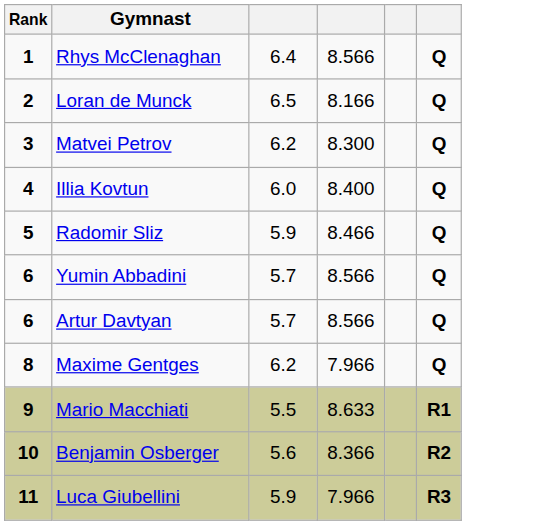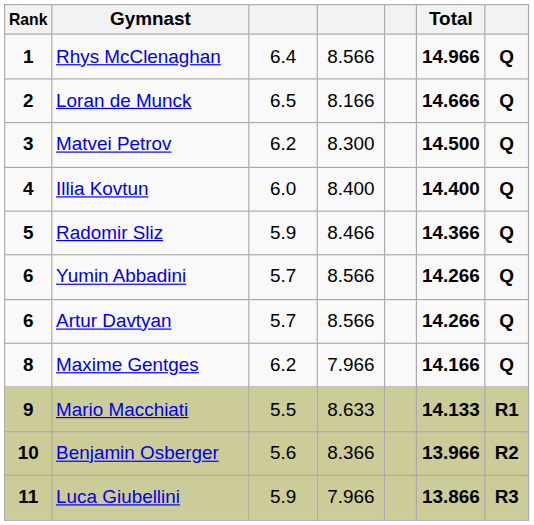+ column: (451, 19)
